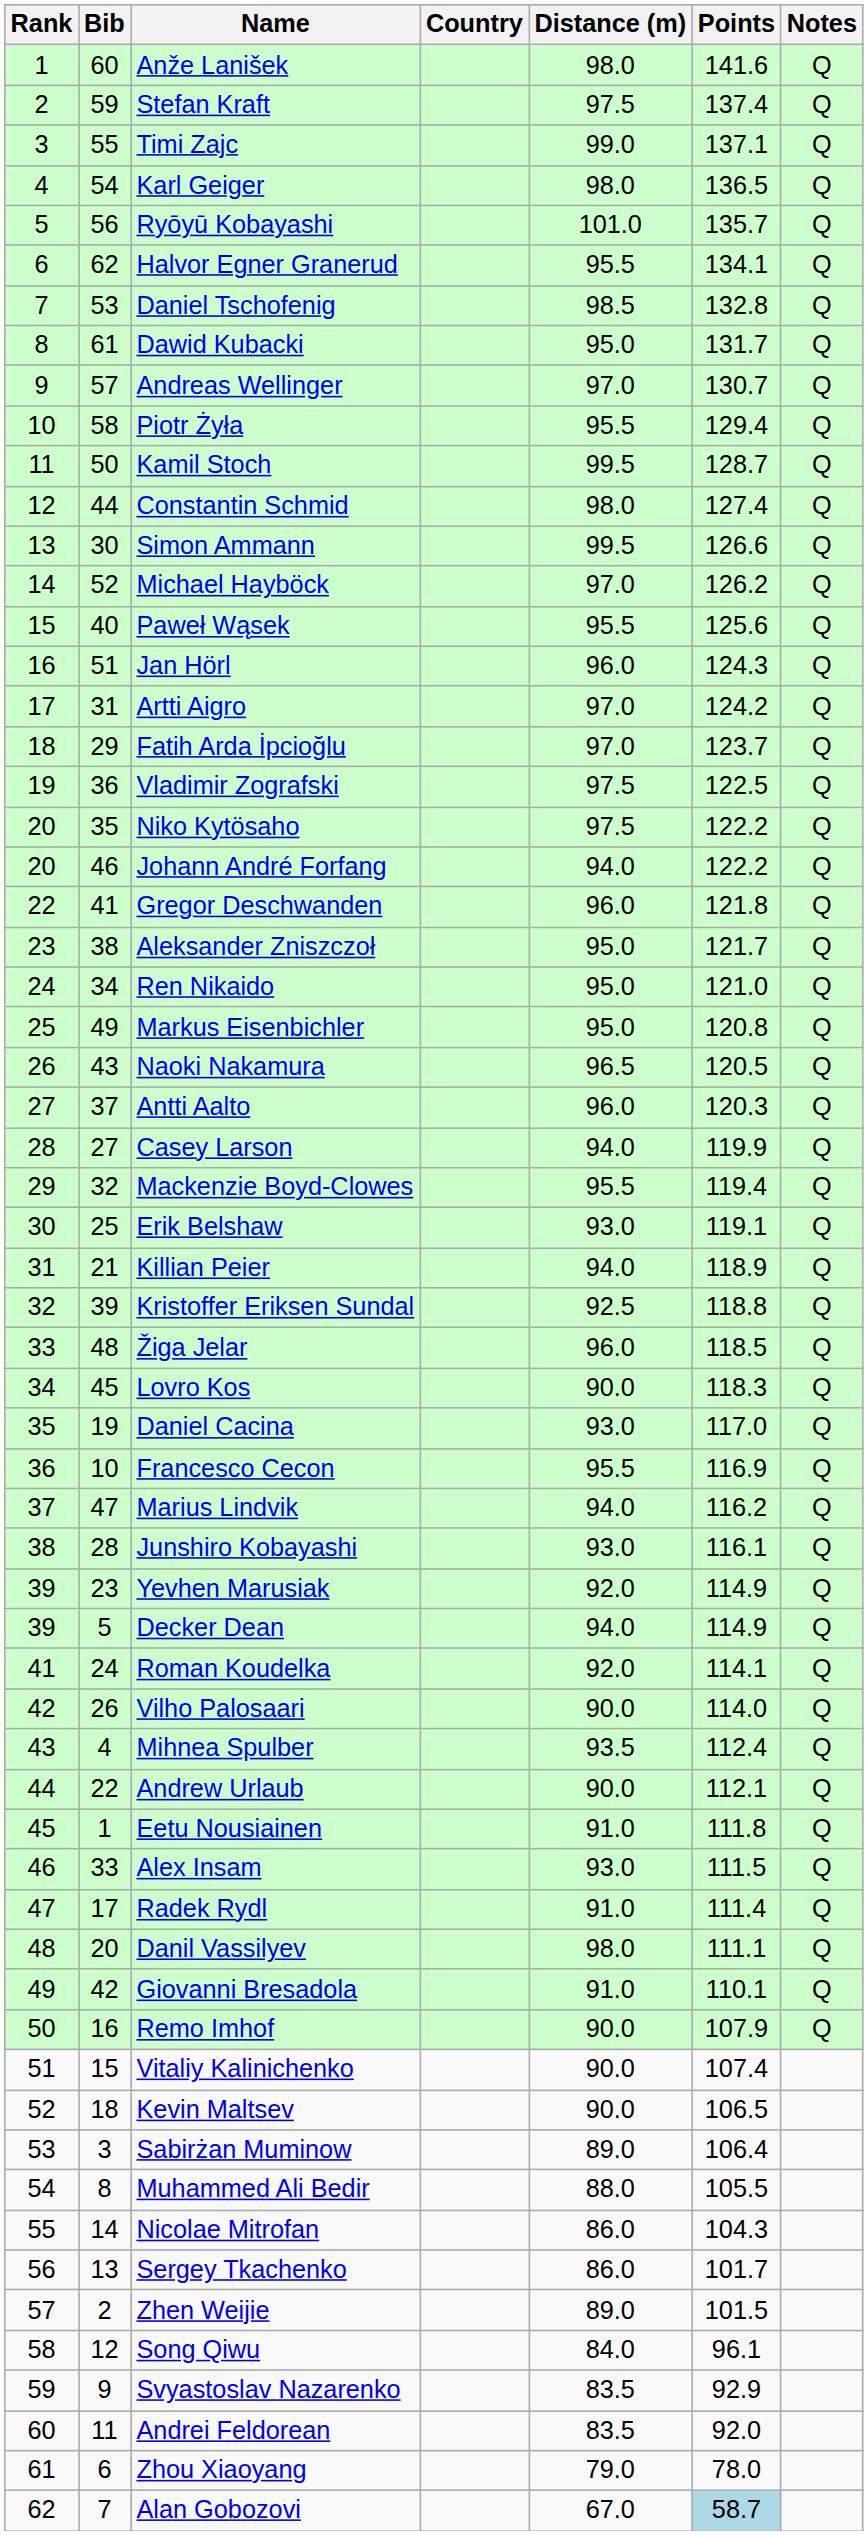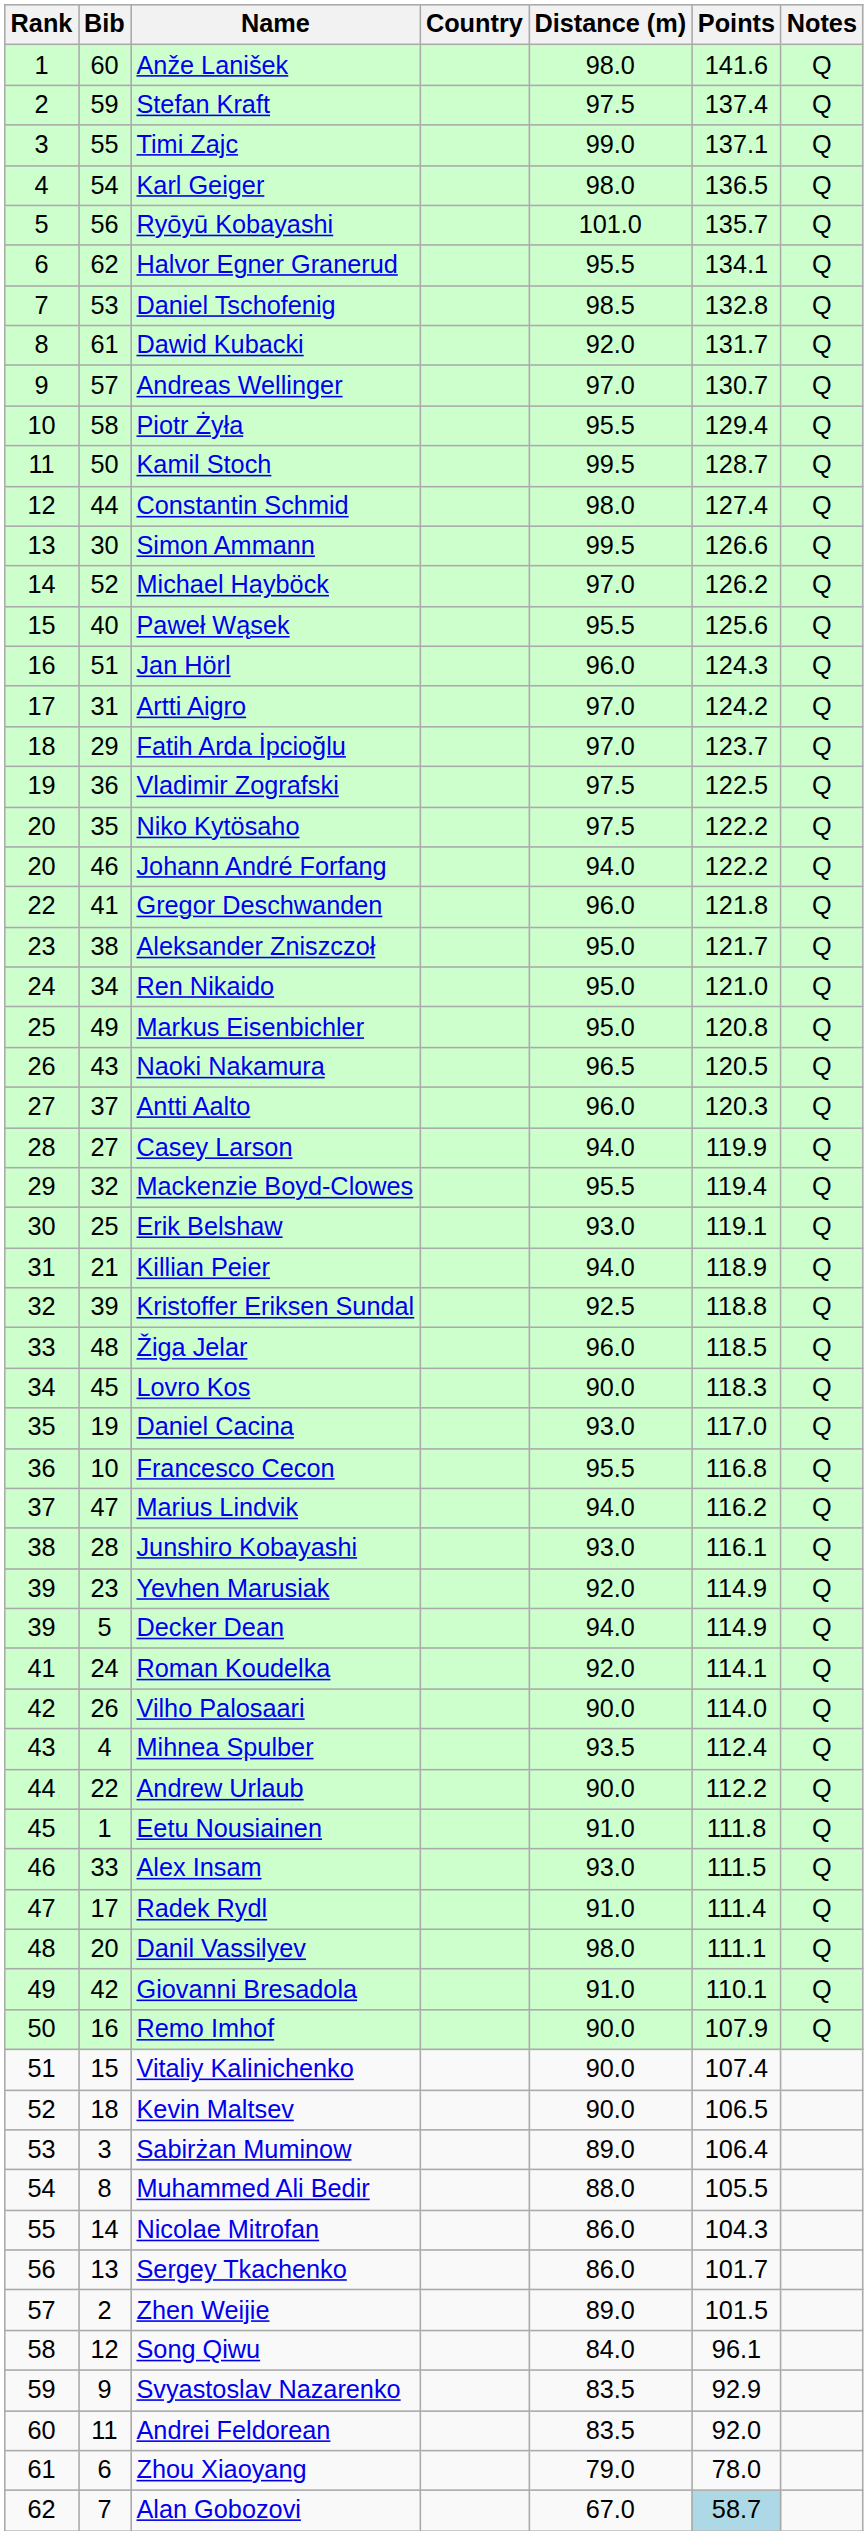(610, 345) 95.0 -> (610, 345) 92.0
(736, 1467) 116.9 -> (736, 1467) 116.8
(736, 1788) 112.1 -> (736, 1788) 112.2
